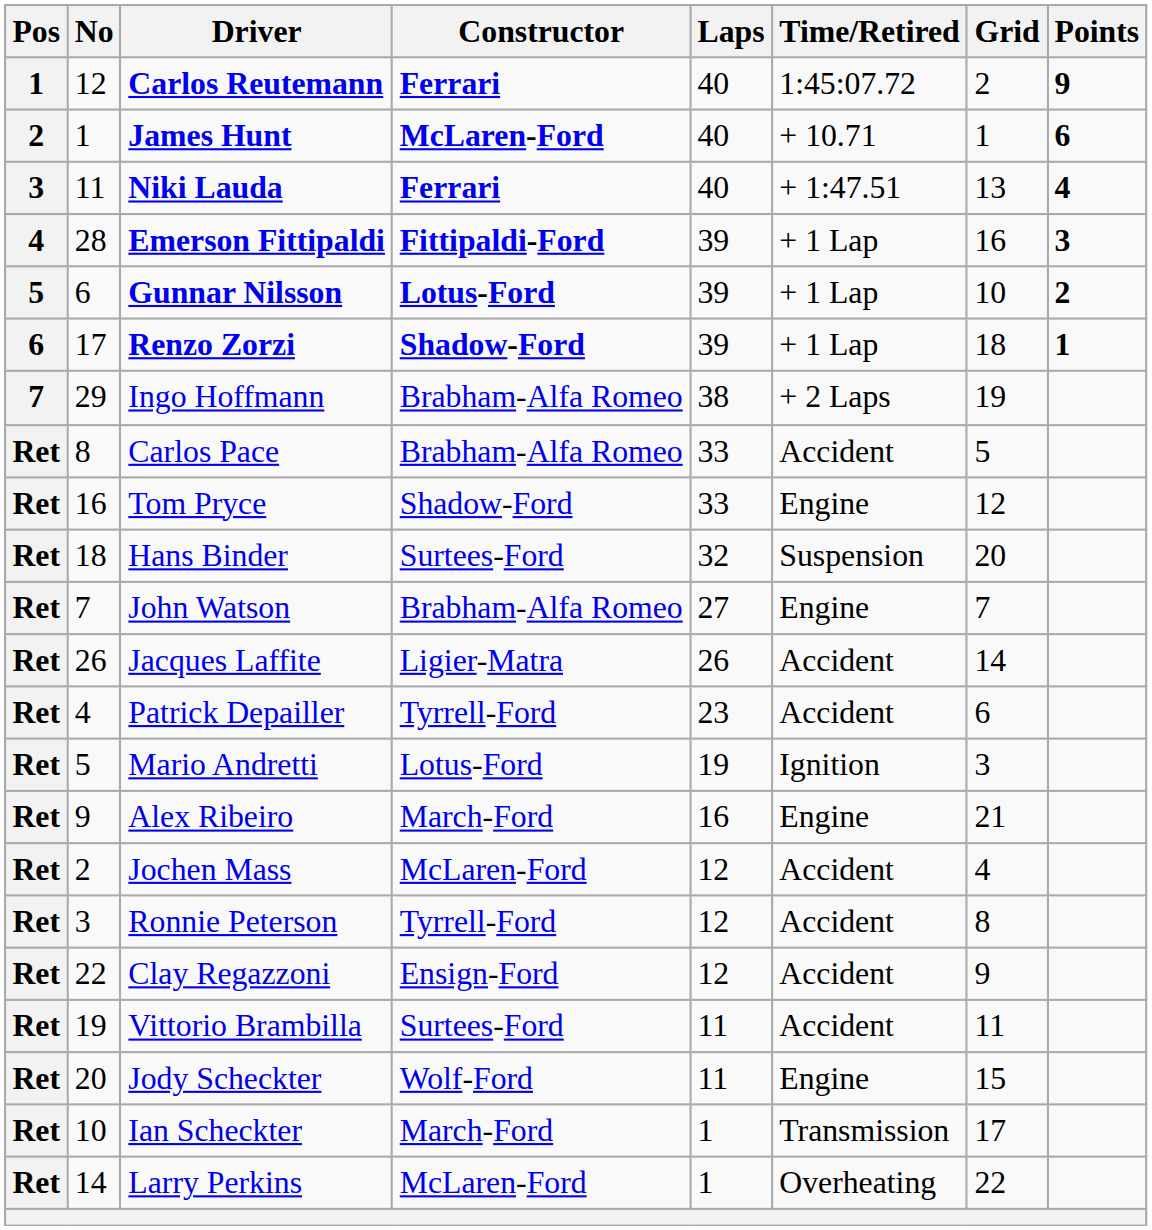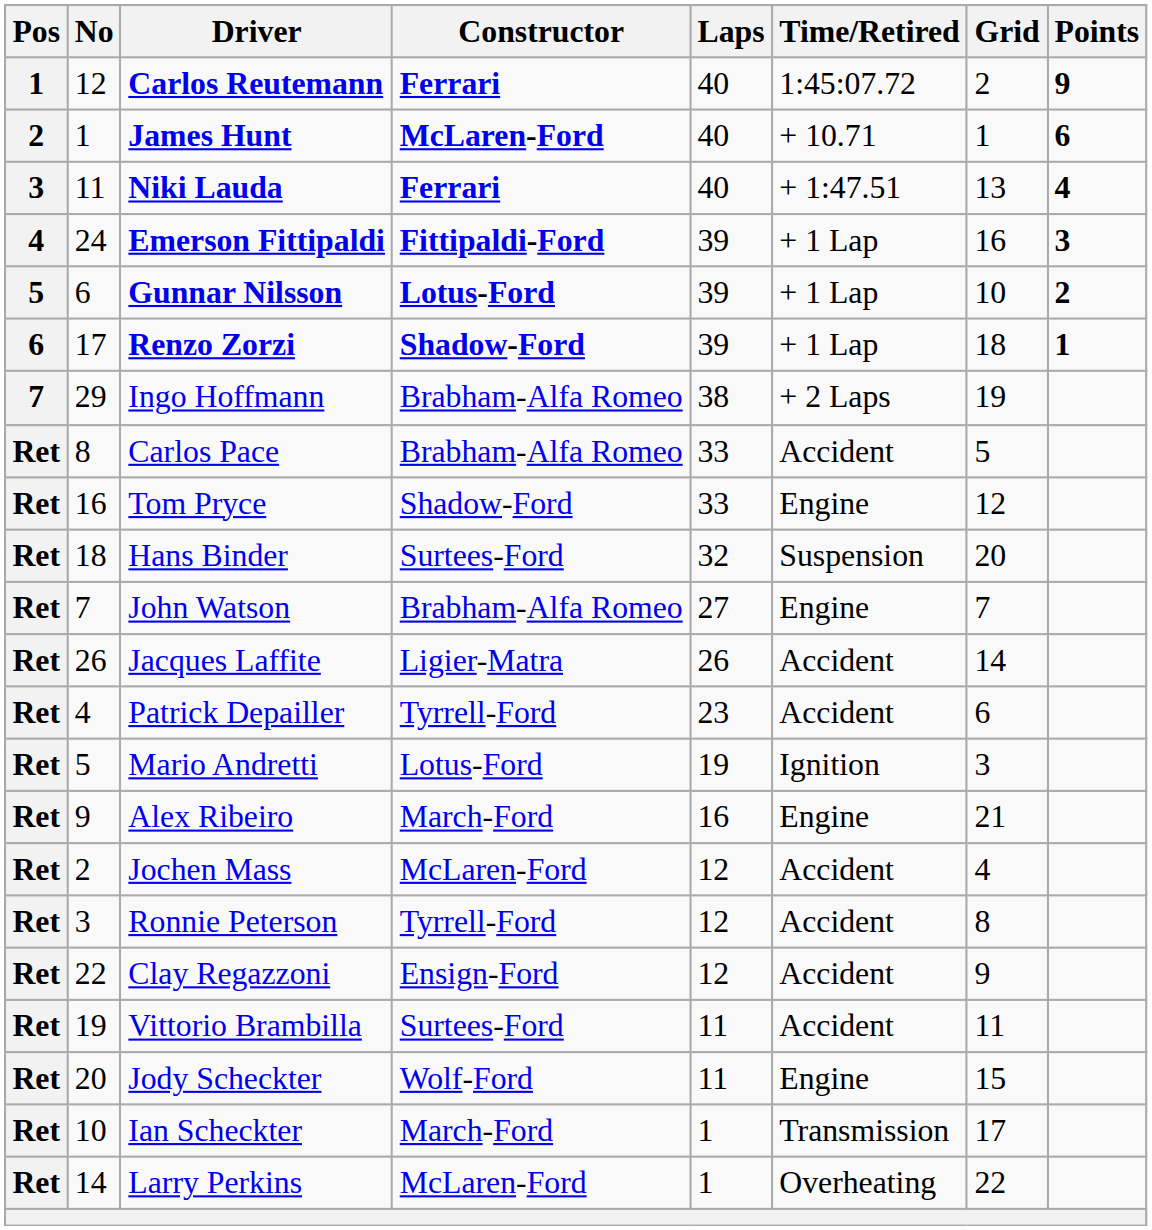(91, 240) 28 -> (91, 240) 24
